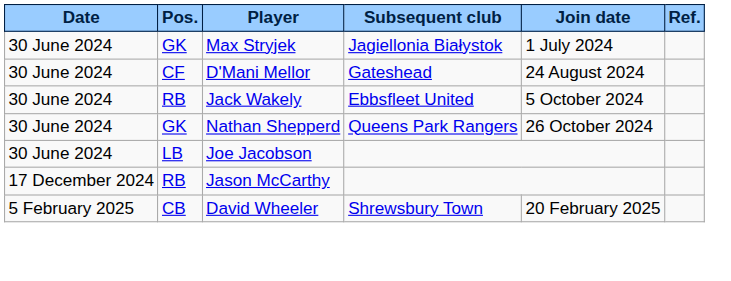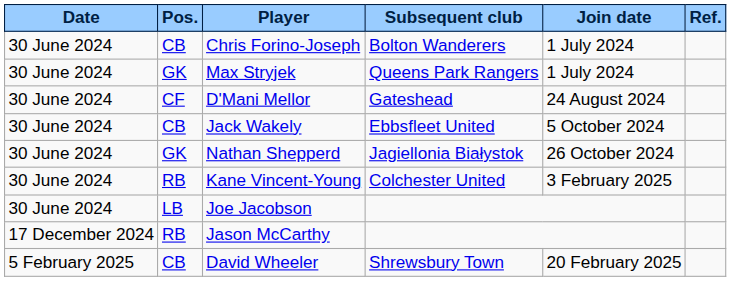+ row: (283, 45)
(425, 45) Jagiellonia Białystok -> (454, 72) Queens Park Rangers
(174, 99) RB -> (174, 126) CB
(433, 126) Queens Park Rangers -> (446, 153) Jagiellonia Białystok
+ row: (284, 180)
